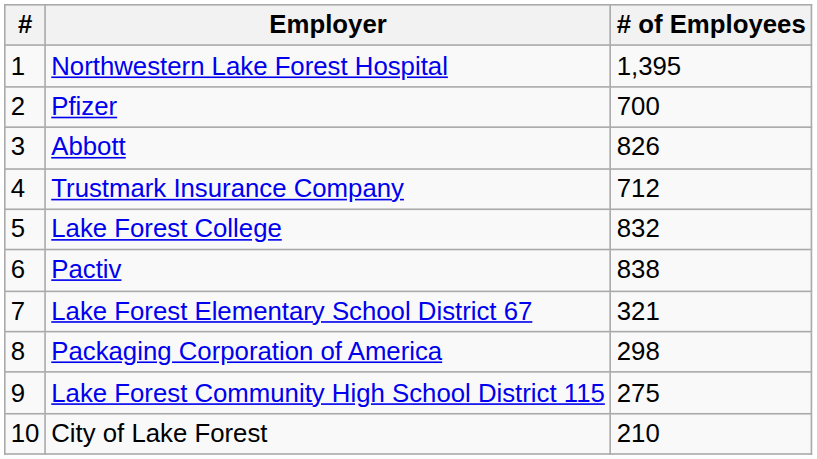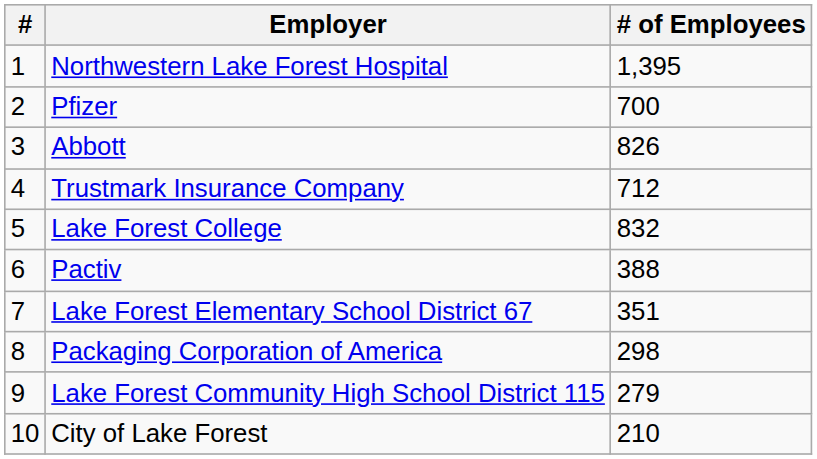(638, 270) 838 -> (638, 270) 388
(638, 310) 321 -> (638, 310) 351
(638, 392) 275 -> (638, 392) 279
